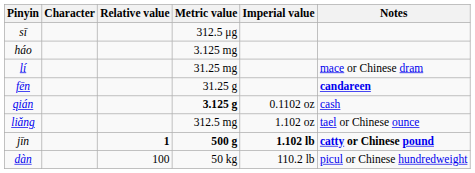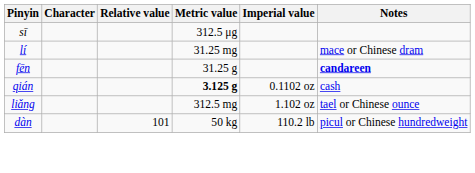- row: (23, 50)
- row: (23, 141)
(161, 159) 100 -> (161, 123) 101
